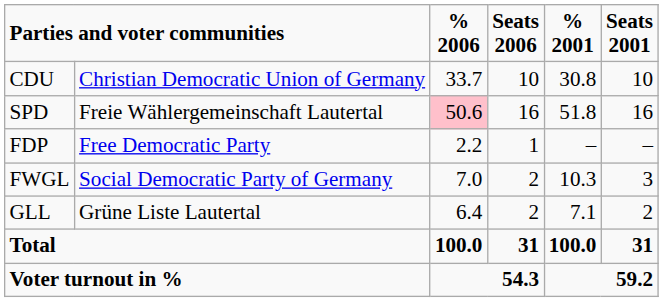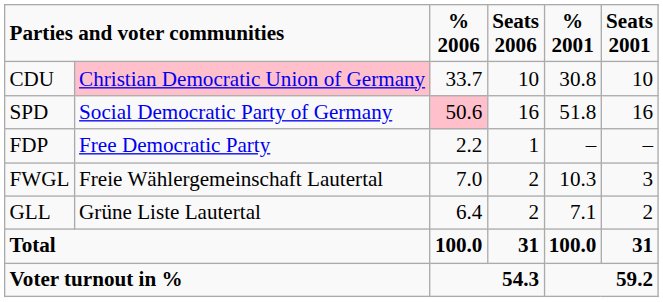(252, 78) no background -> (252, 78) pink background
(231, 111) Freie Wählergemeinschaft Lautertal -> (236, 111) Social Democratic Party of Germany
(236, 178) Social Democratic Party of Germany -> (231, 178) Freie Wählergemeinschaft Lautertal
